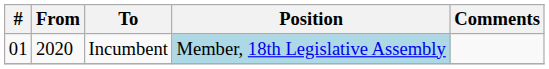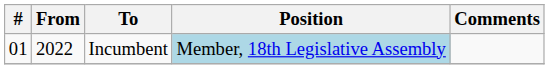(55, 48) 2020 -> (55, 48) 2022
